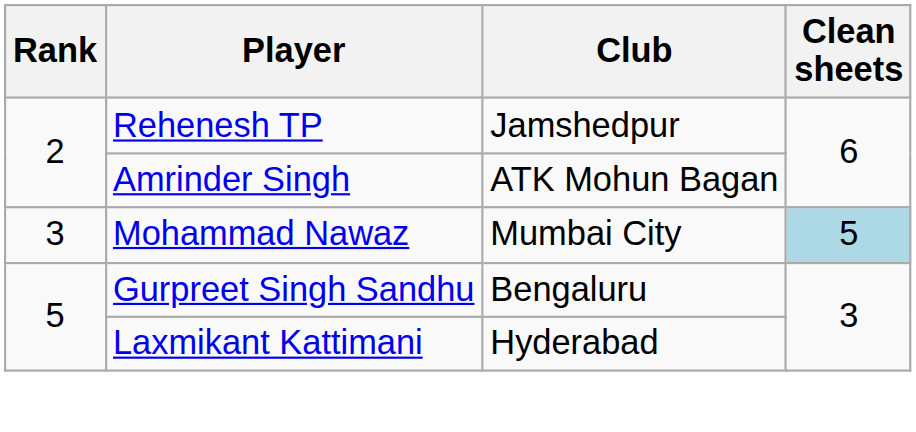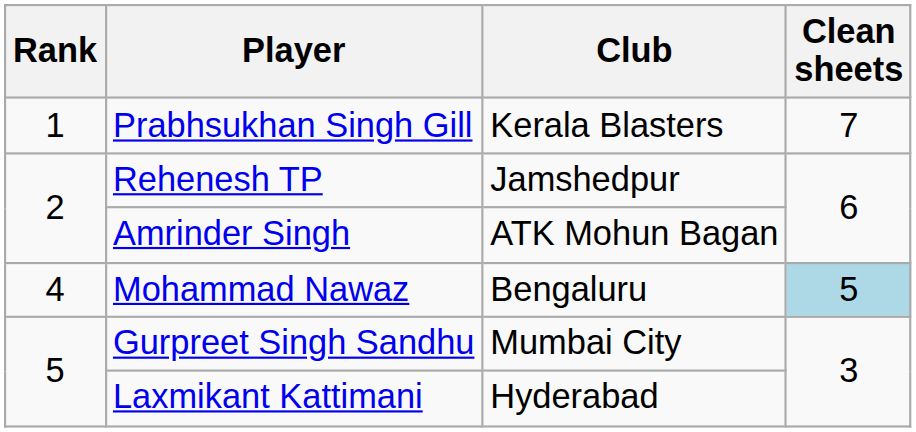+ row: (293, 125)
(55, 234) 3 -> (55, 288) 4
(586, 234) Mumbai City -> (569, 288) Bengaluru
(569, 288) Bengaluru -> (586, 343) Mumbai City
